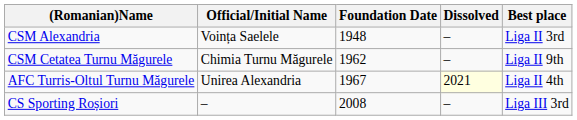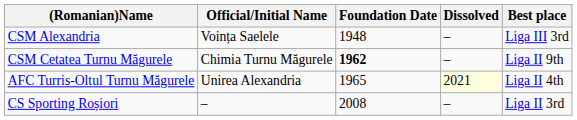(535, 37) Liga II 3rd -> (537, 37) Liga III 3rd
(353, 59) normal -> (353, 59) bold
(353, 81) 1967 -> (353, 81) 1965
(537, 103) Liga III 3rd -> (535, 103) Liga II 3rd
